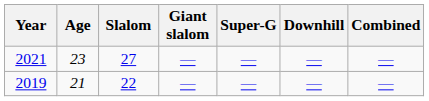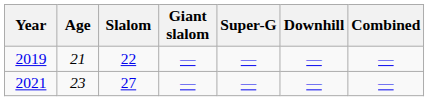rows swapped: (31, 83) <-> (31, 58)
